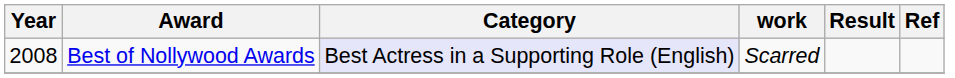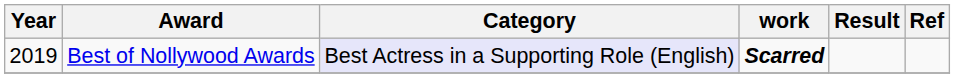(33, 55) 2008 -> (33, 55) 2019
(782, 55) normal -> (784, 55) bold
